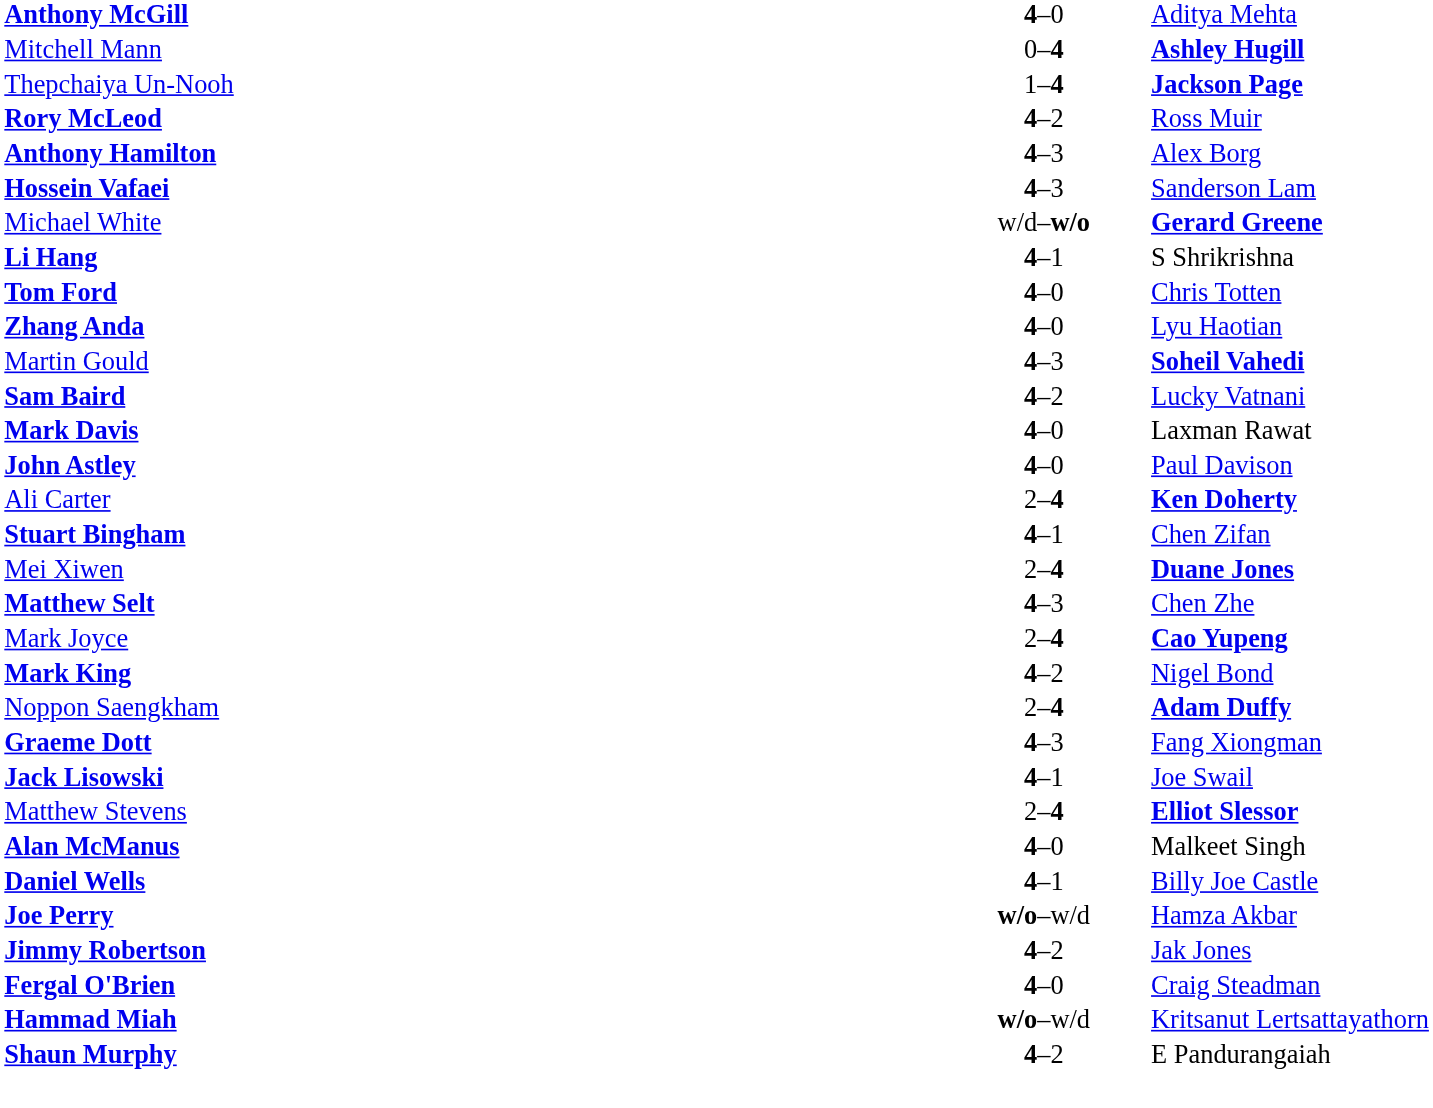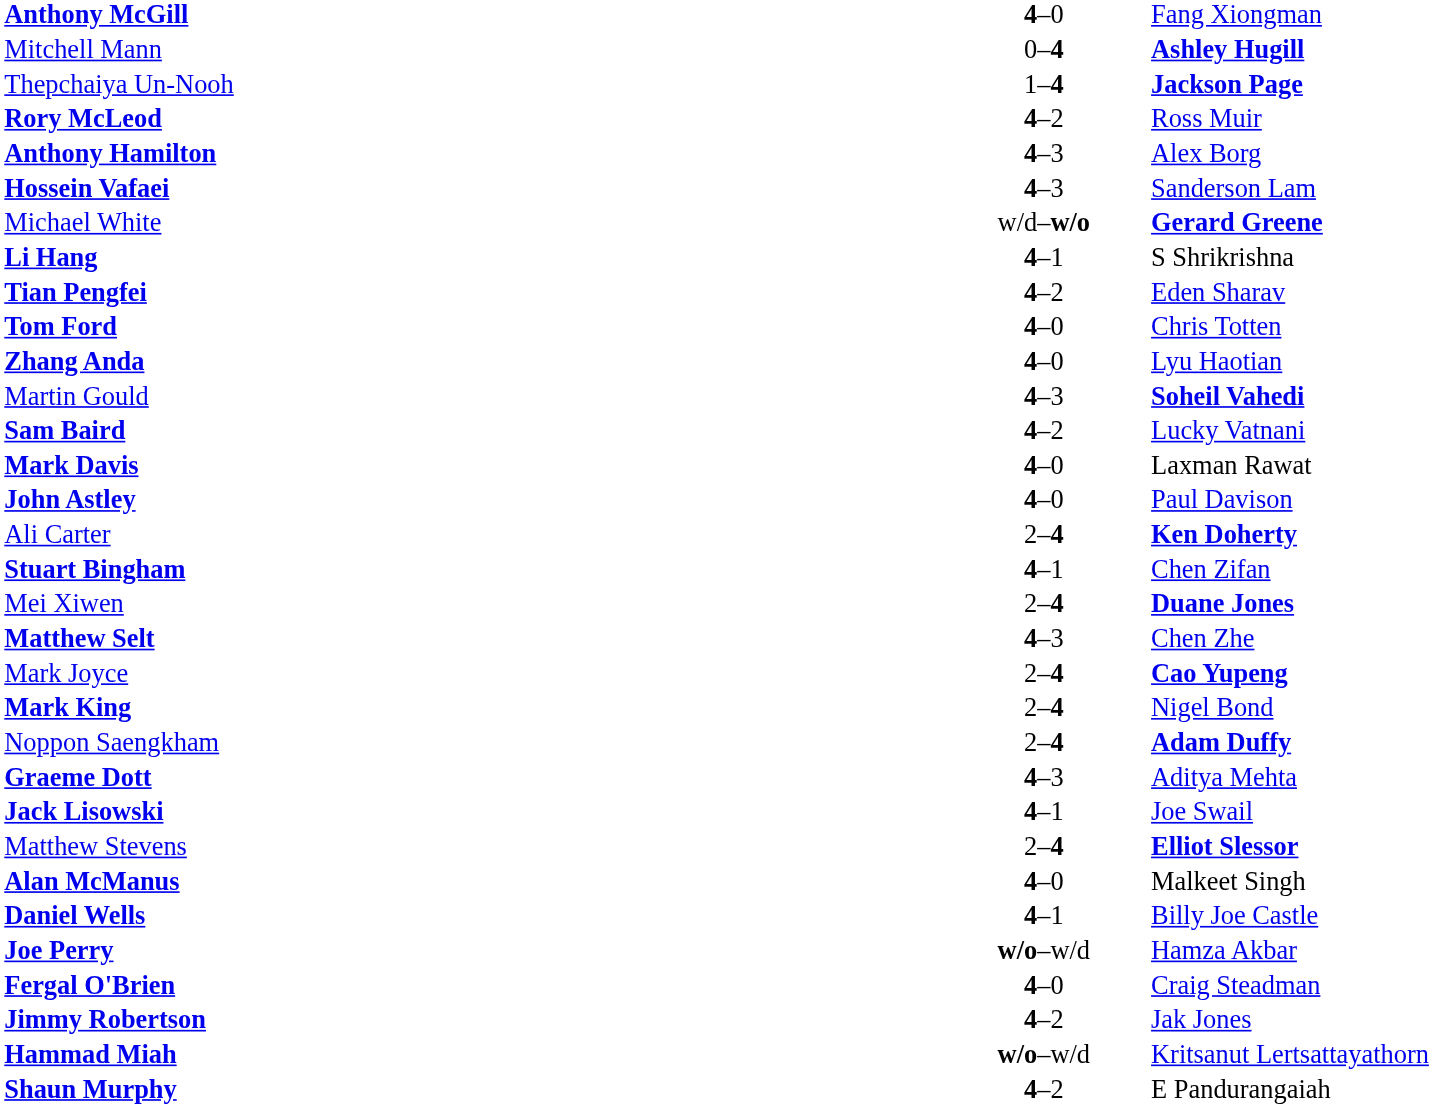(1224, 14) Aditya Mehta -> (1236, 14) Fang Xiongman
+ row: (76, 291)
(1044, 673) 4–2 -> (1044, 707) 2–4
(1236, 742) Fang Xiongman -> (1224, 777) Aditya Mehta
rows swapped: (90, 984) <-> (105, 950)
